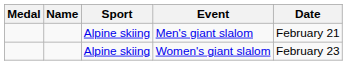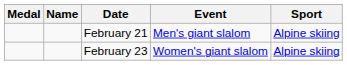columns swapped: (117, 14) <-> (308, 14)
